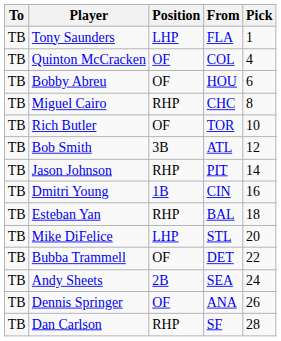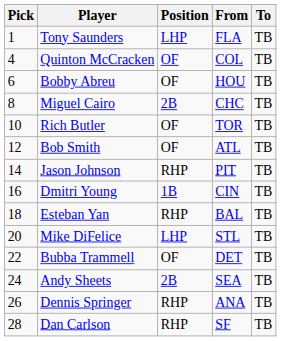columns swapped: (259, 15) <-> (17, 15)
(166, 103) RHP -> (169, 103) 2B
(160, 147) 3B -> (170, 147) OF
(161, 302) OF -> (174, 302) RHP
